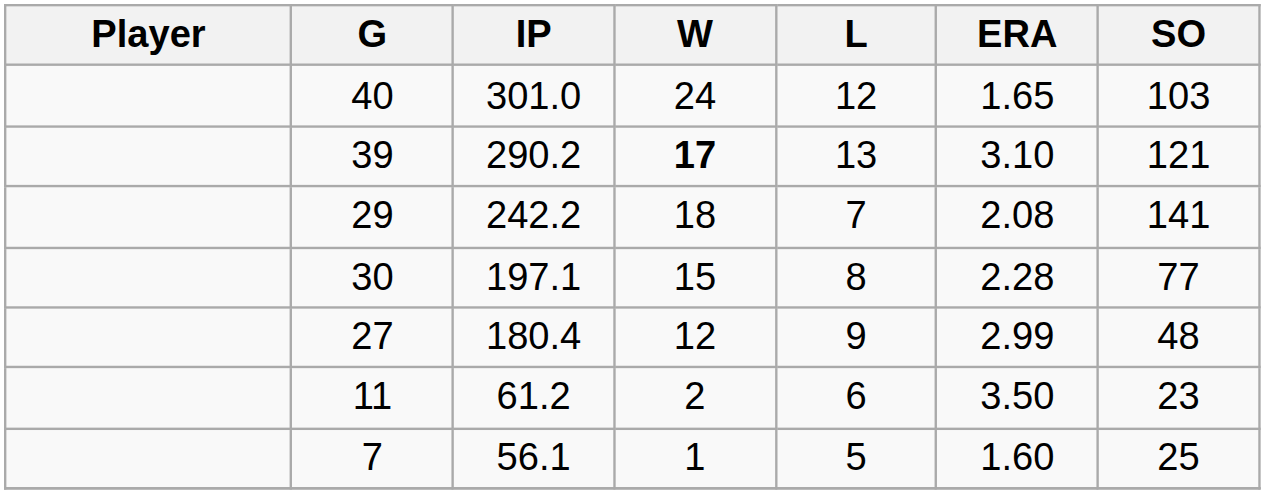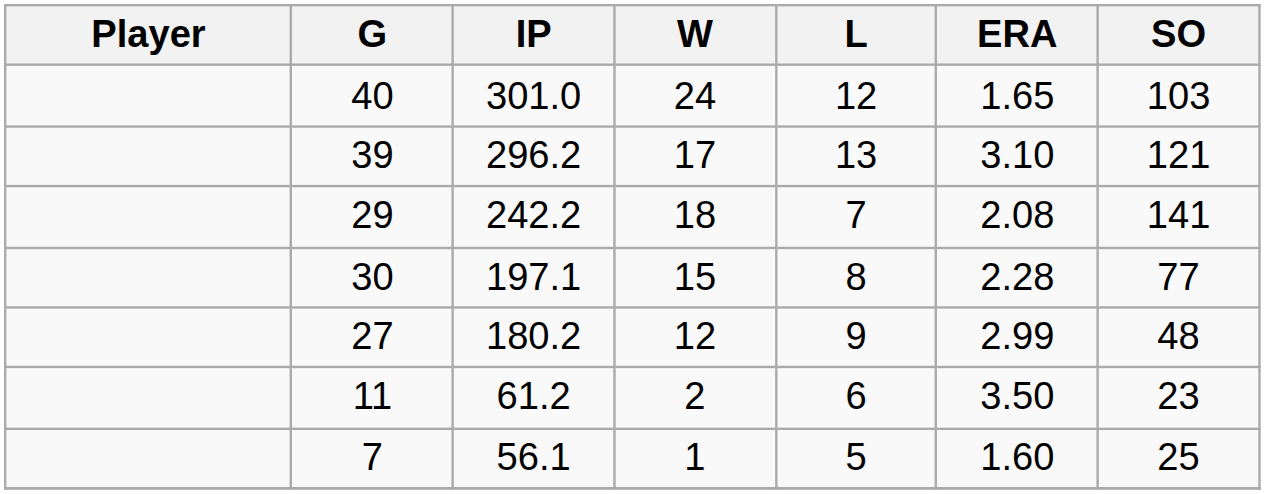(534, 155) 290.2 -> (534, 155) 296.2
(695, 155) bold -> (695, 155) normal
(534, 336) 180.4 -> (534, 336) 180.2
